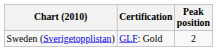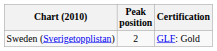columns swapped: (193, 17) <-> (146, 17)
